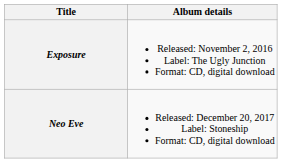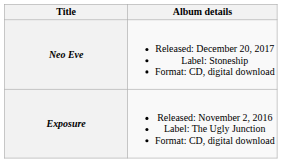rows swapped: (66, 54) <-> (66, 123)
